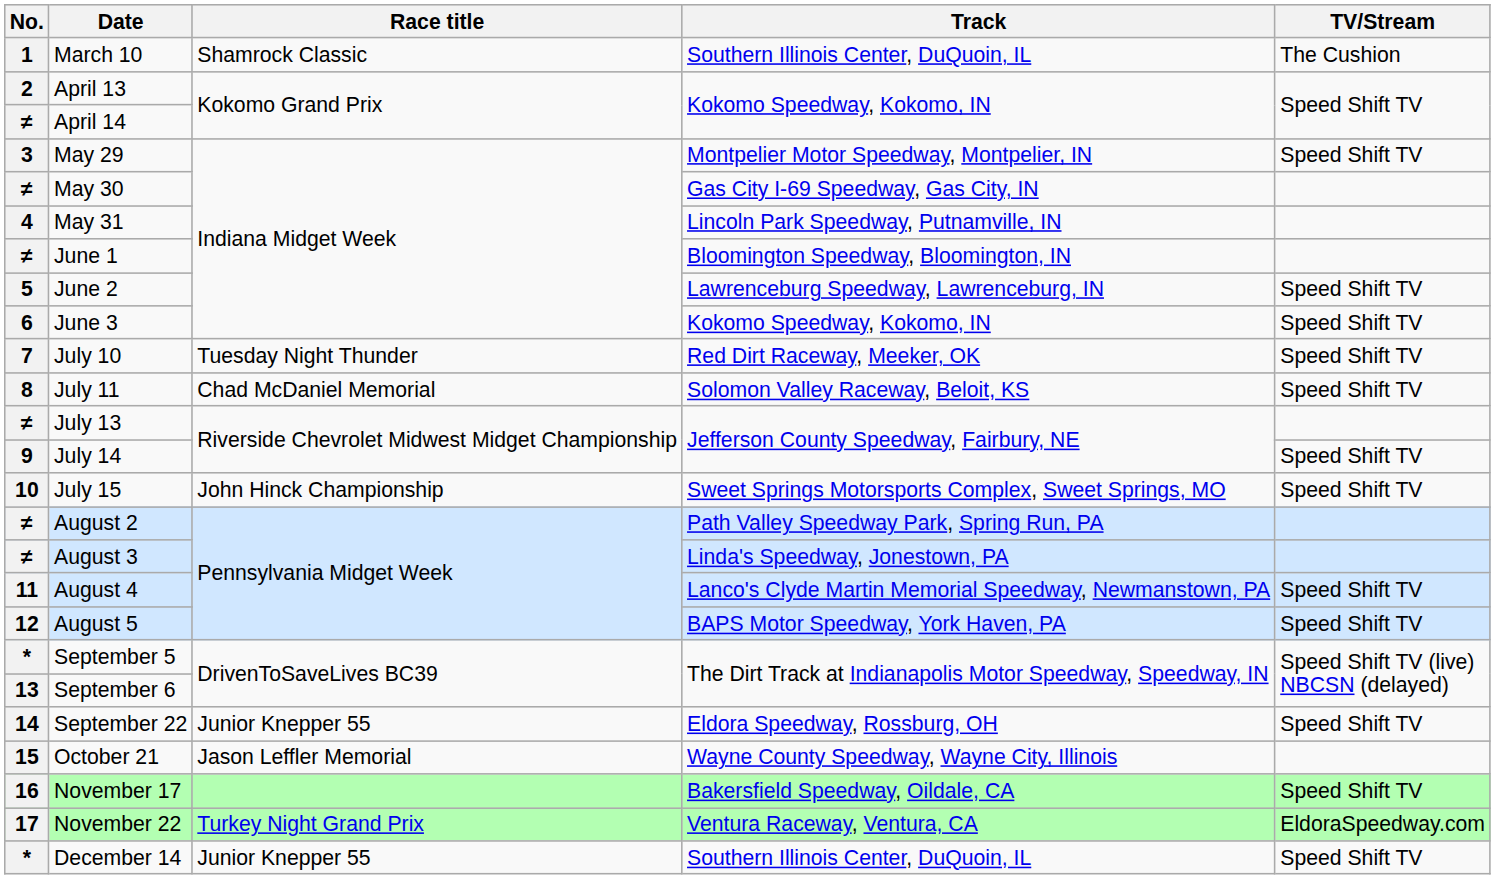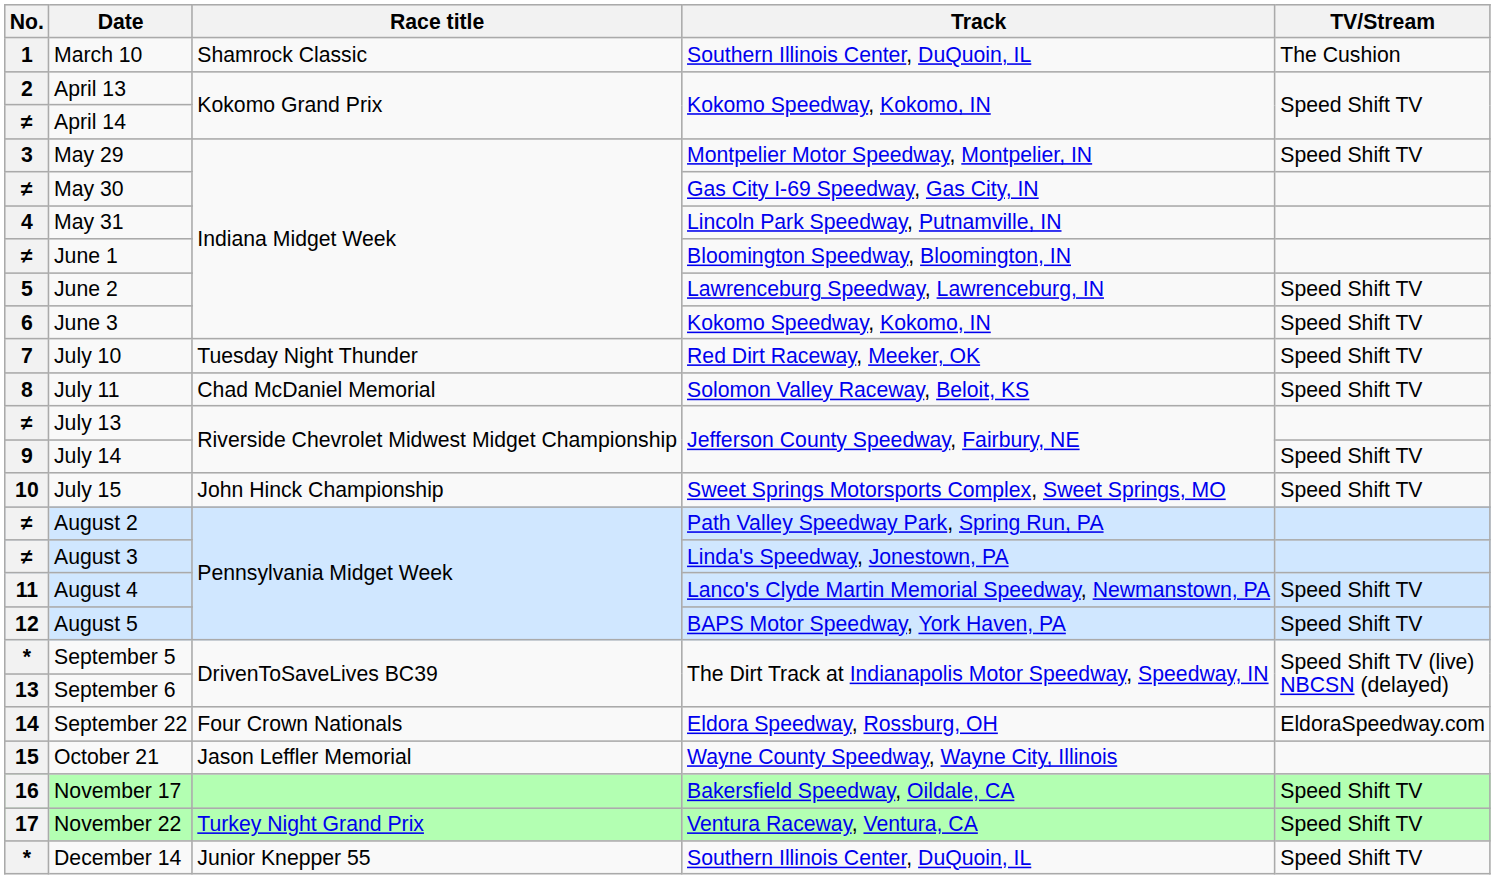(284, 723) Junior Knepper 55 -> (300, 723) Four Crown Nationals
(1351, 723) Speed Shift TV -> (1383, 723) EldoraSpeedway.com
(1383, 824) EldoraSpeedway.com -> (1351, 824) Speed Shift TV
